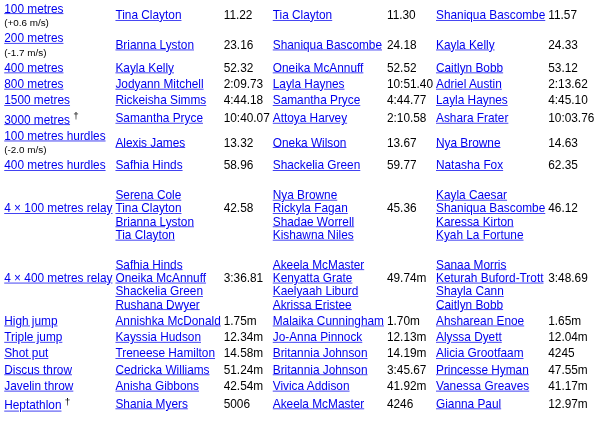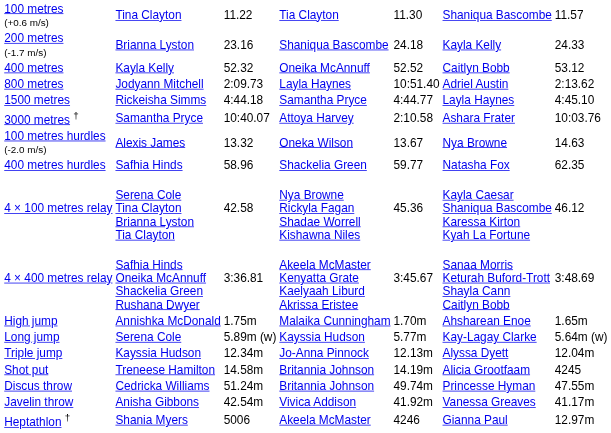(407, 278) 49.74m -> (413, 278) 3:45.67
+ row: (32, 337)
(407, 370) 3:45.67 -> (413, 386) 49.74m
